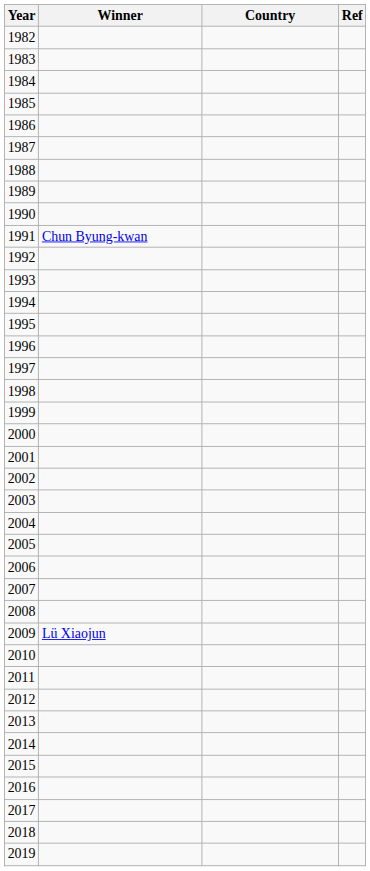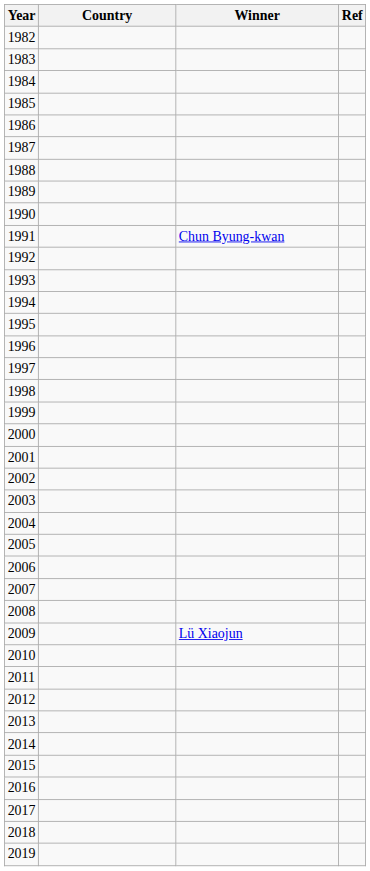columns swapped: (120, 15) <-> (270, 15)
